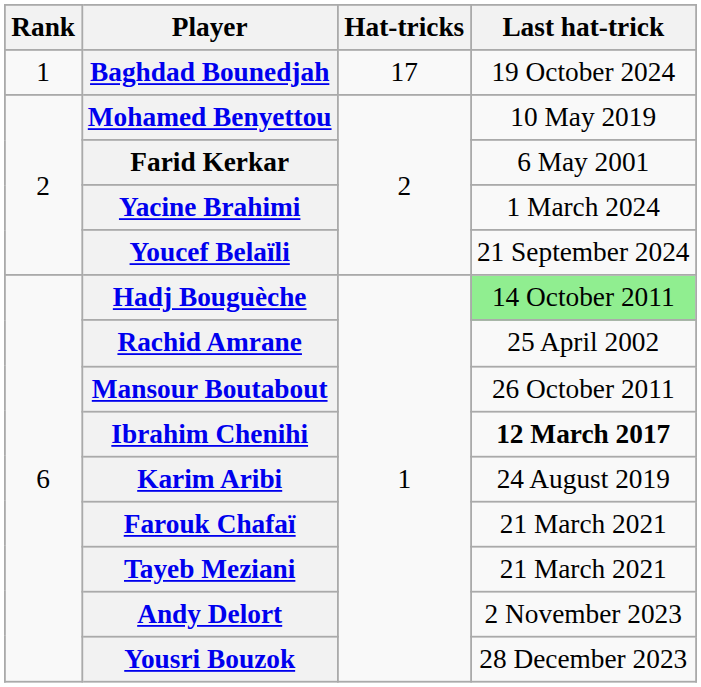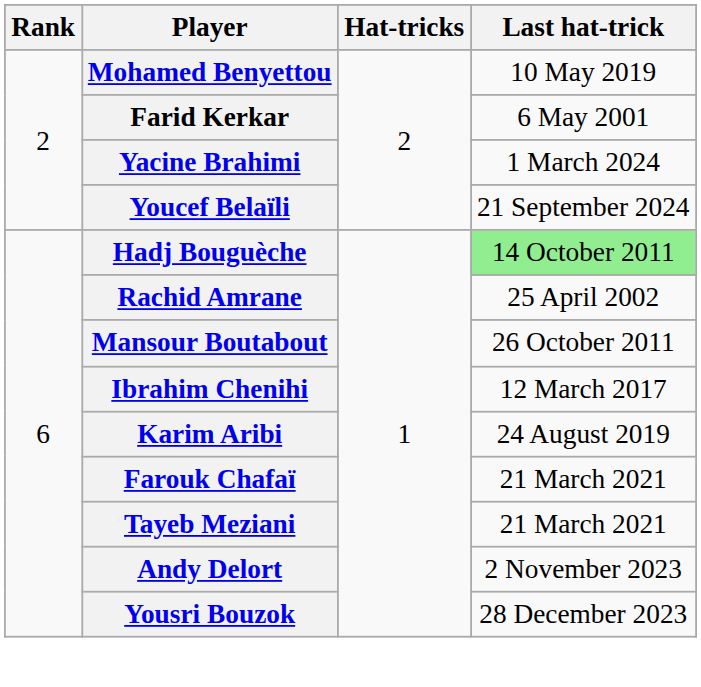- row: (210, 72)
(583, 433) bold -> (583, 388) normal
